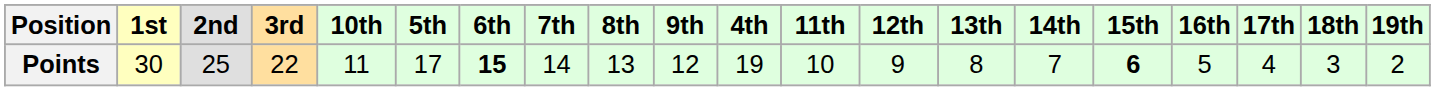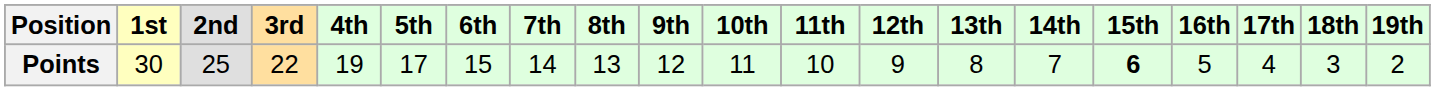columns swapped: (749, 25) <-> (357, 25)
(492, 65) bold -> (478, 65) normal
